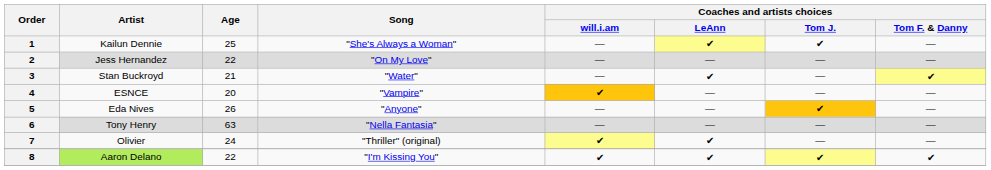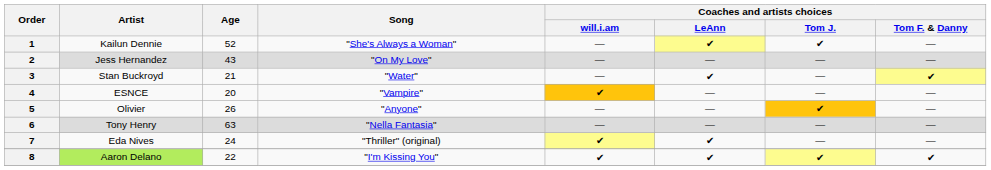(230, 44) 25 -> (230, 44) 52
(230, 60) 22 -> (230, 60) 43
(131, 108) Eda Nives -> (131, 108) Olivier
(131, 141) Olivier -> (131, 141) Eda Nives
